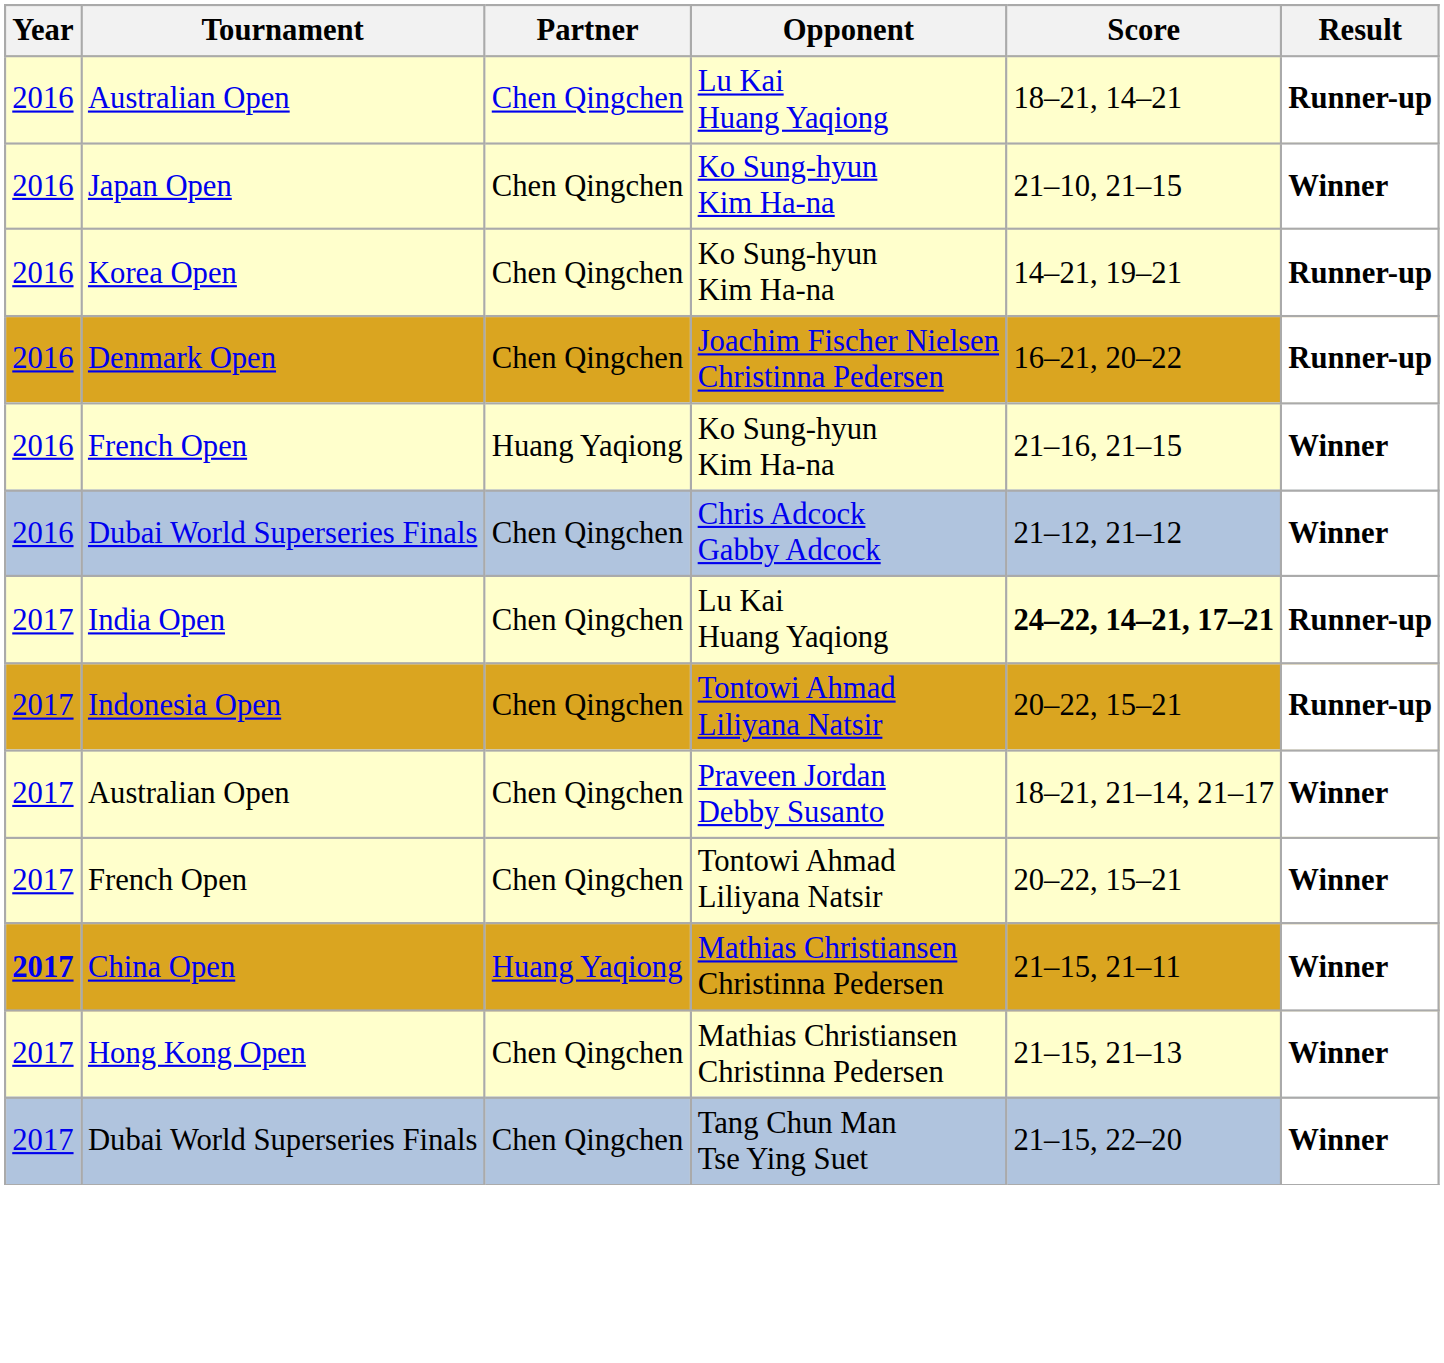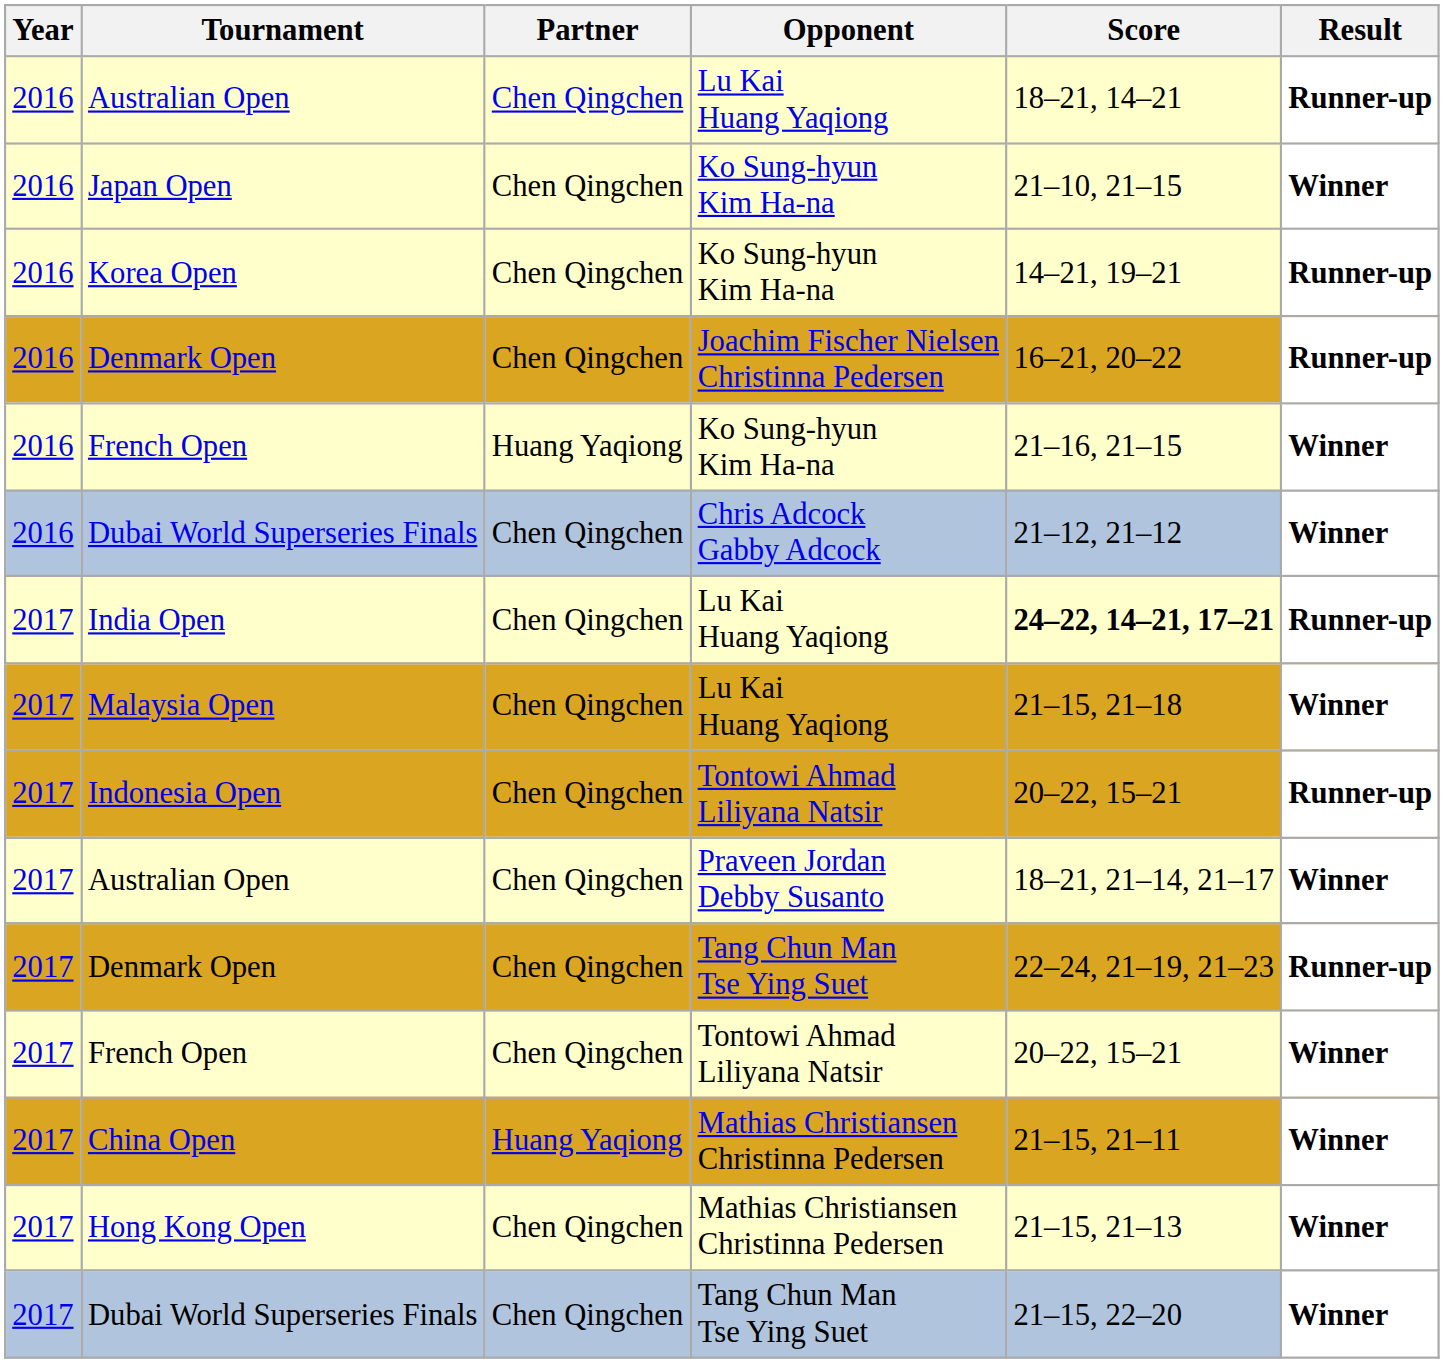+ row: (181, 706)
+ row: (182, 966)
(43, 966) bold -> (43, 1140) normal
